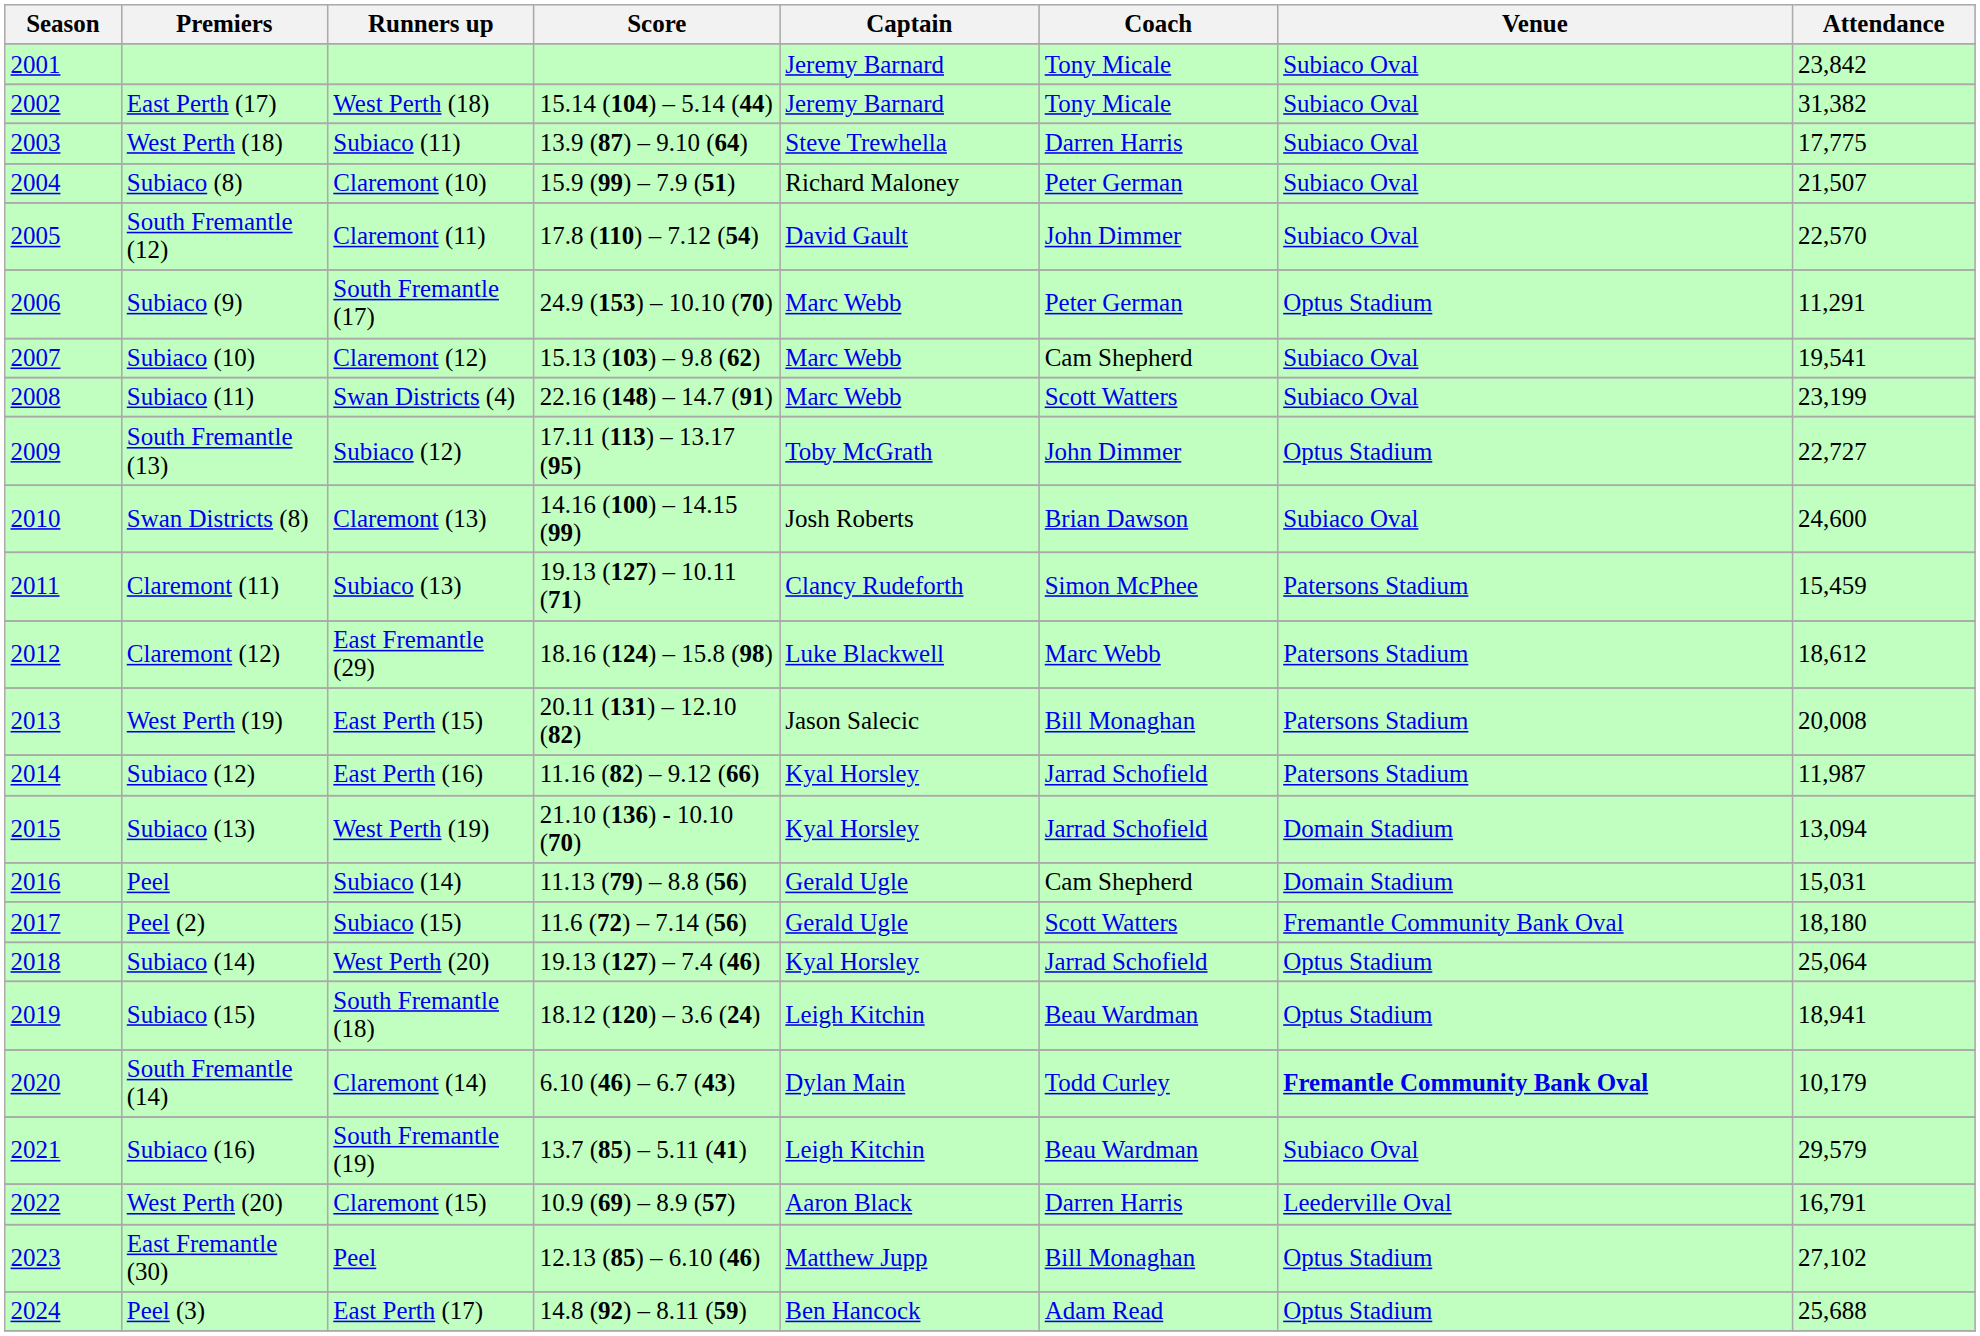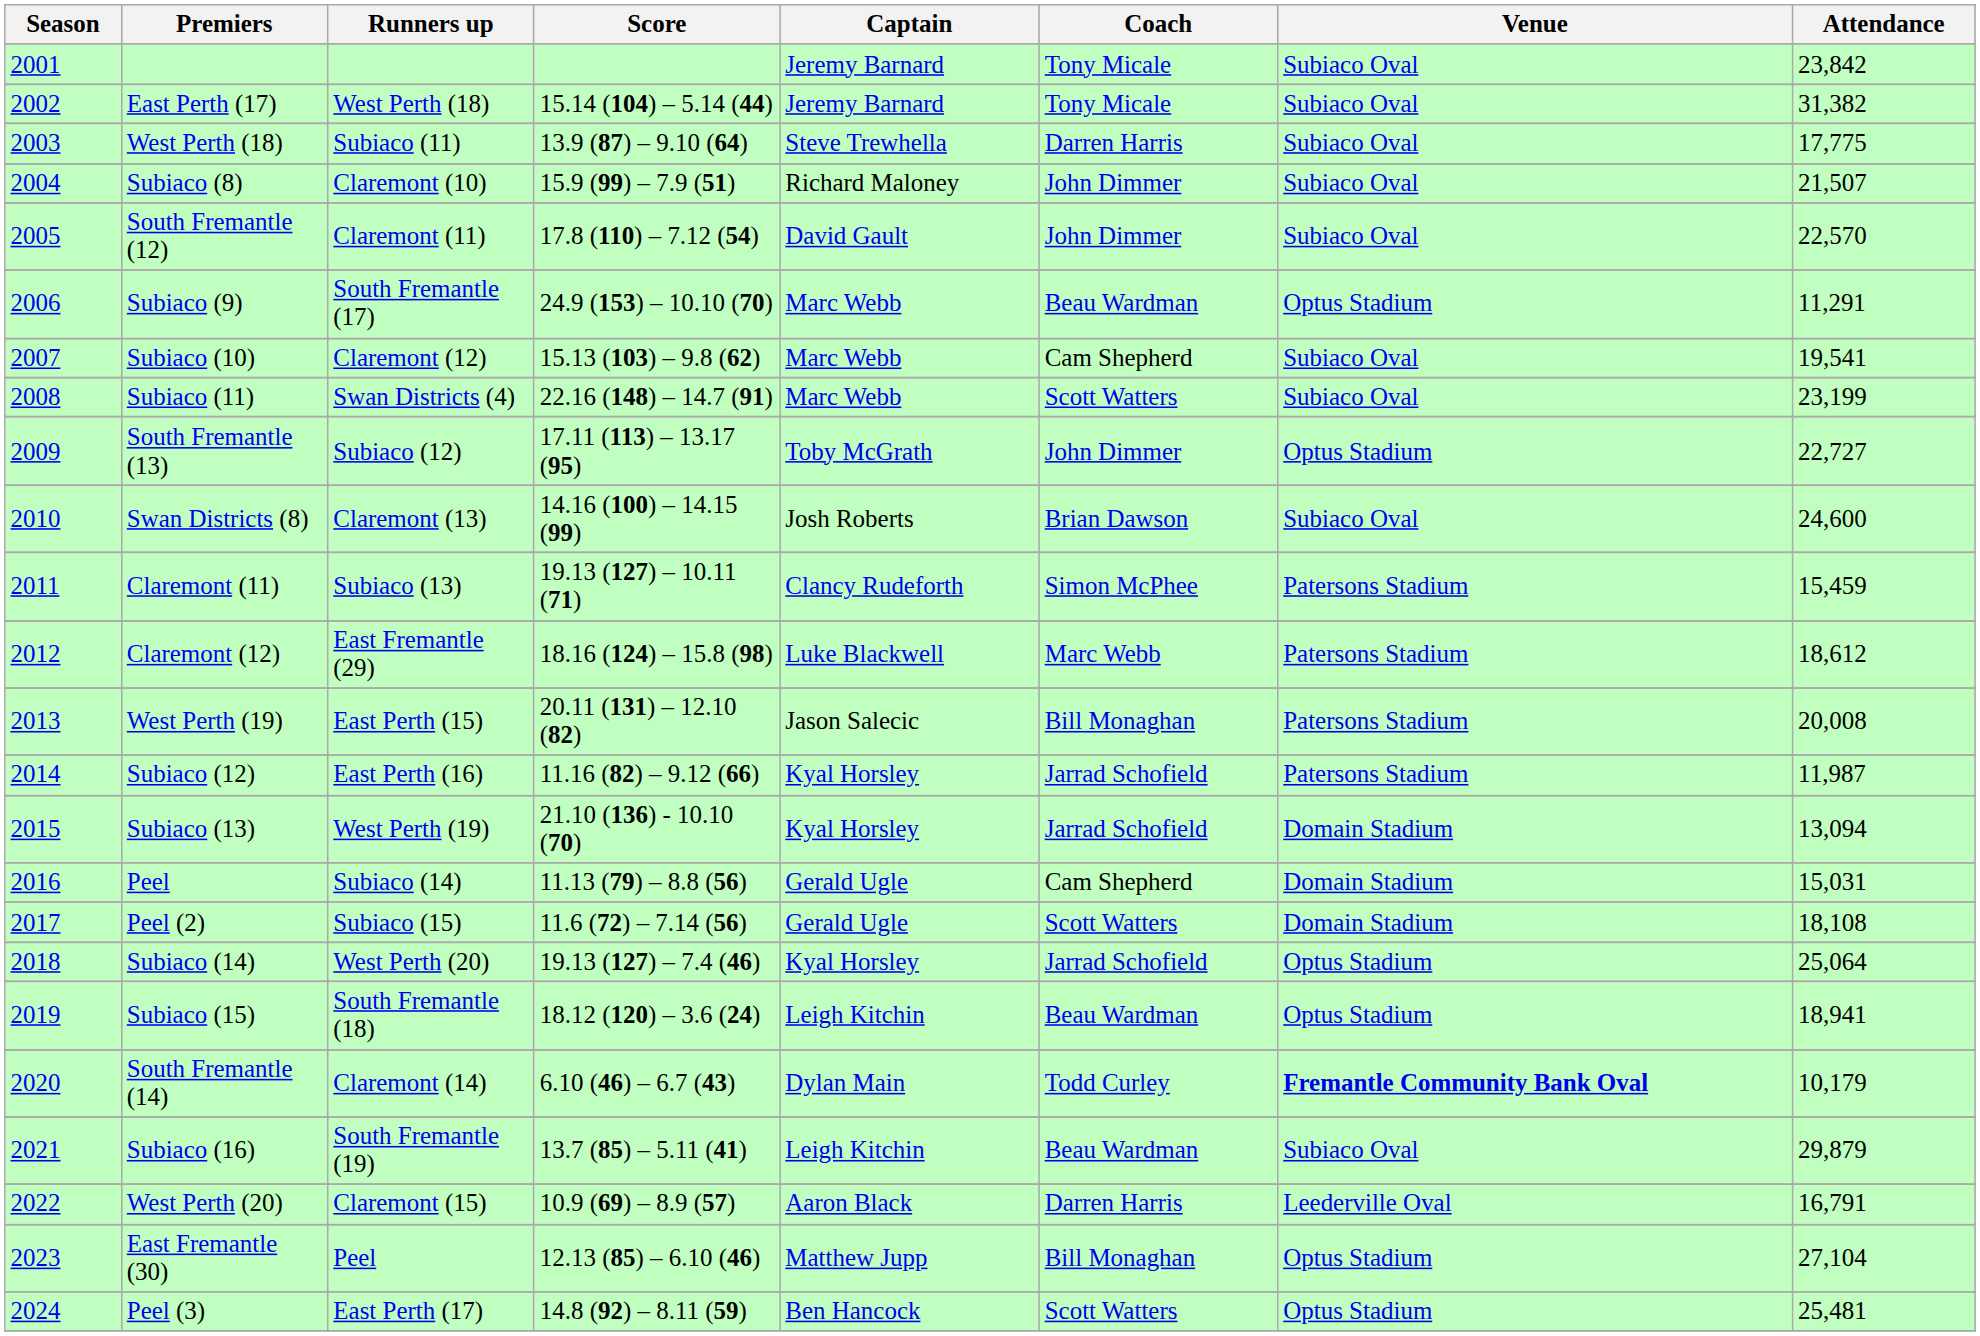(1114, 182) Peter German -> (1113, 182) John Dimmer
(1114, 303) Peter German -> (1121, 303) Beau Wardman
(1453, 921) Fremantle Community Bank Oval -> (1368, 921) Domain Stadium
(1832, 921) 18,180 -> (1832, 921) 18,108
(1832, 1150) 29,579 -> (1832, 1150) 29,879
(1832, 1257) 27,102 -> (1832, 1257) 27,104
(1104, 1311) Adam Read -> (1111, 1311) Scott Watters
(1832, 1311) 25,688 -> (1832, 1311) 25,481
